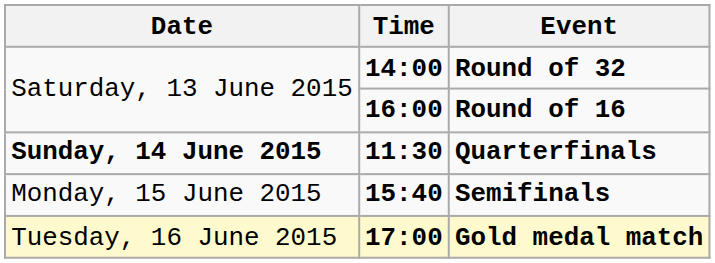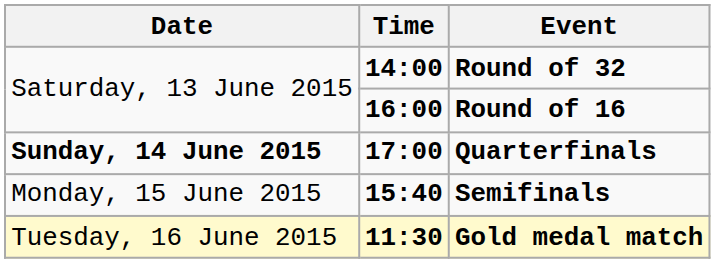(404, 153) 11:30 -> (404, 153) 17:00
(404, 237) 17:00 -> (404, 237) 11:30
